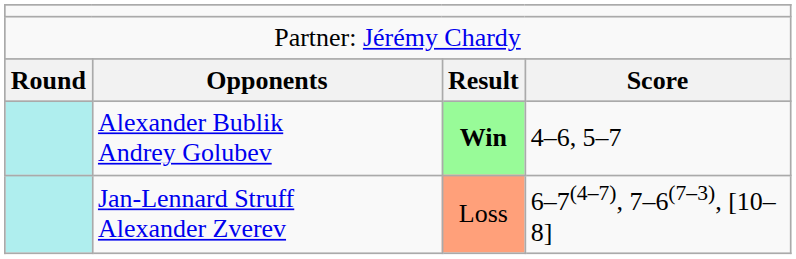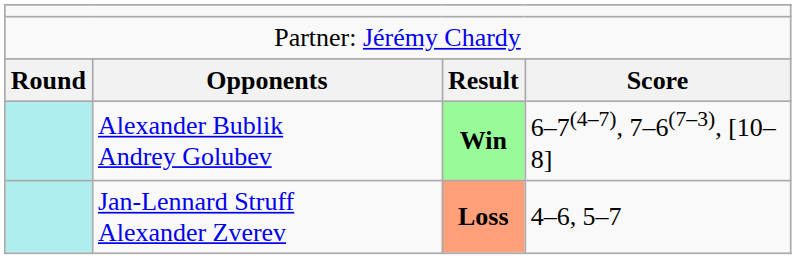(576, 138) 4–6, 5–7 -> (653, 140) 6–7(4–7), 7–6(7–3), [10–8]
(483, 213) normal -> (483, 216) bold
(653, 213) 6–7(4–7), 7–6(7–3), [10–8] -> (576, 216) 4–6, 5–7
